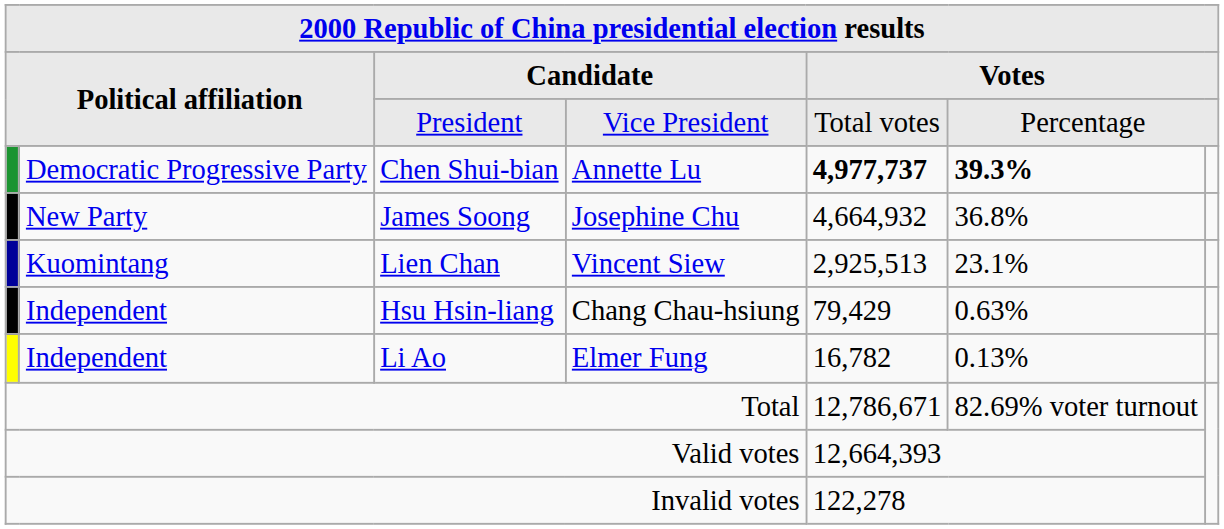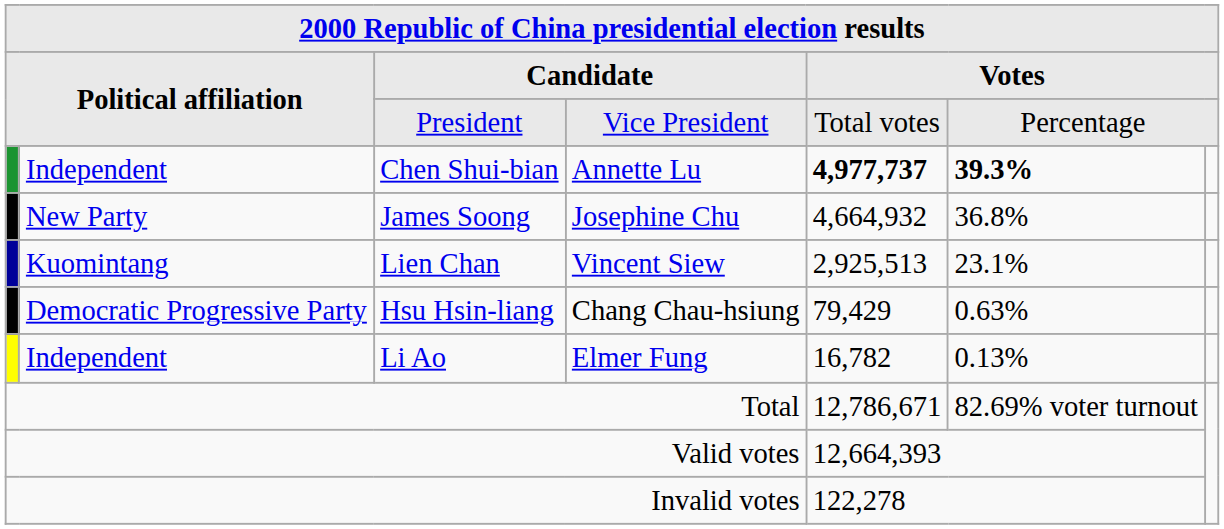(196, 169) Democratic Progressive Party -> (96, 169) Independent
(96, 310) Independent -> (196, 310) Democratic Progressive Party
